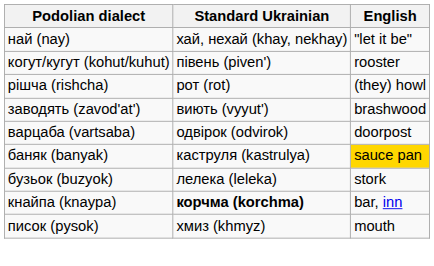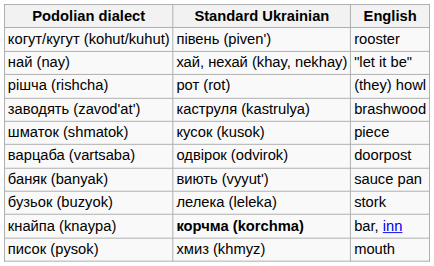rows swapped: (39, 39) <-> (89, 62)
(223, 109) виють (vyyut') -> (243, 109) каструля (kastrulya)
+ row: (68, 132)
(243, 156) каструля (kastrulya) -> (223, 179) виють (vyyut')
(388, 156) gold background -> (388, 179) no background
